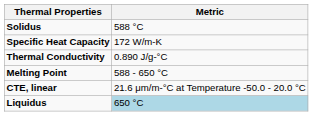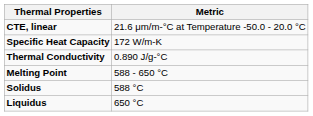rows swapped: (32, 88) <-> (24, 27)
(129, 103) lightblue background -> (129, 103) no background
